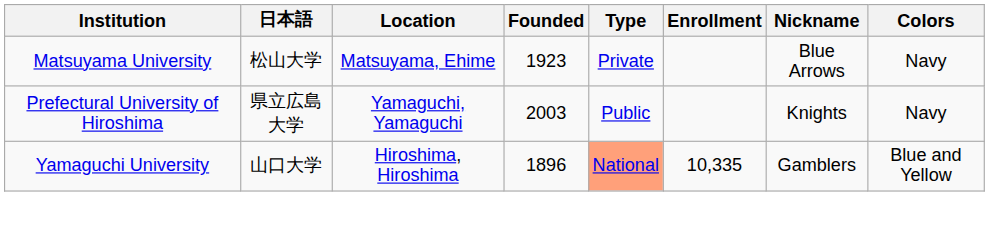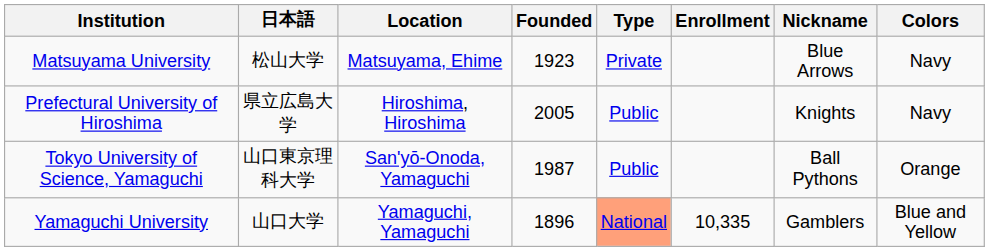(418, 113) Yamaguchi, Yamaguchi -> (425, 113) Hiroshima, Hiroshima
(546, 113) 2003 -> (554, 113) 2005
+ row: (121, 169)
(418, 165) Hiroshima, Hiroshima -> (425, 221) Yamaguchi, Yamaguchi
